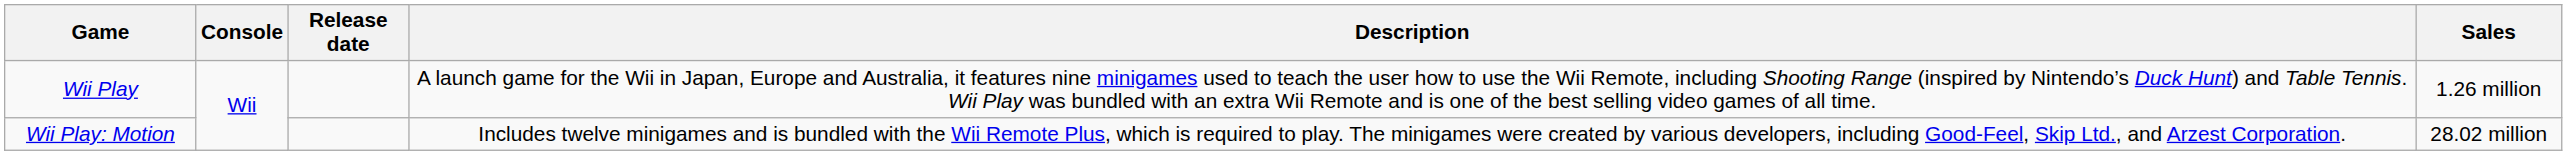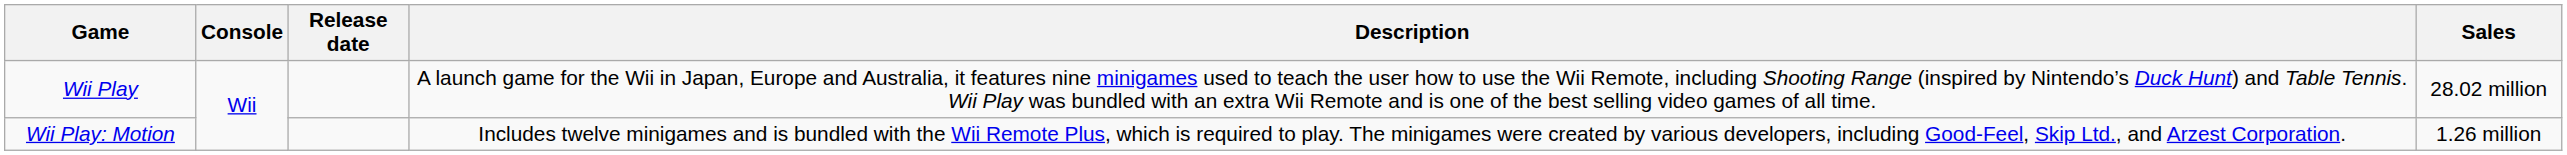(2489, 89) 1.26 million -> (2489, 89) 28.02 million
(2489, 133) 28.02 million -> (2489, 133) 1.26 million
